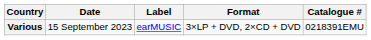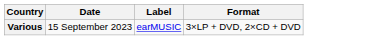- column: (335, 12)
